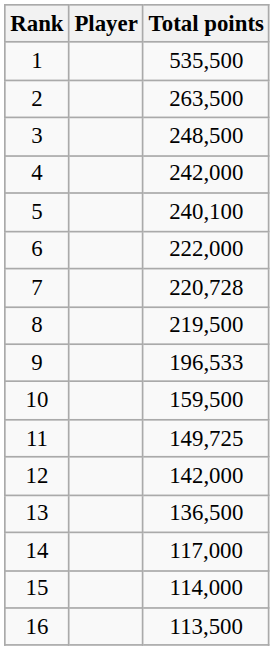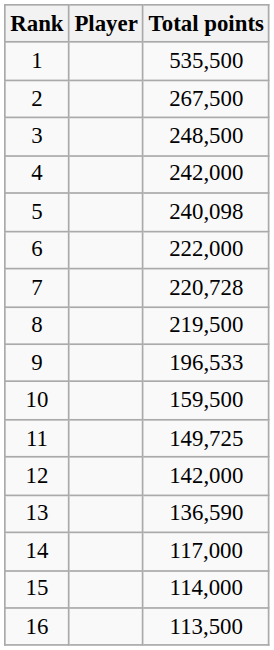(206, 98) 263,500 -> (206, 98) 267,500
(206, 211) 240,100 -> (206, 211) 240,098
(206, 512) 136,500 -> (206, 512) 136,590
